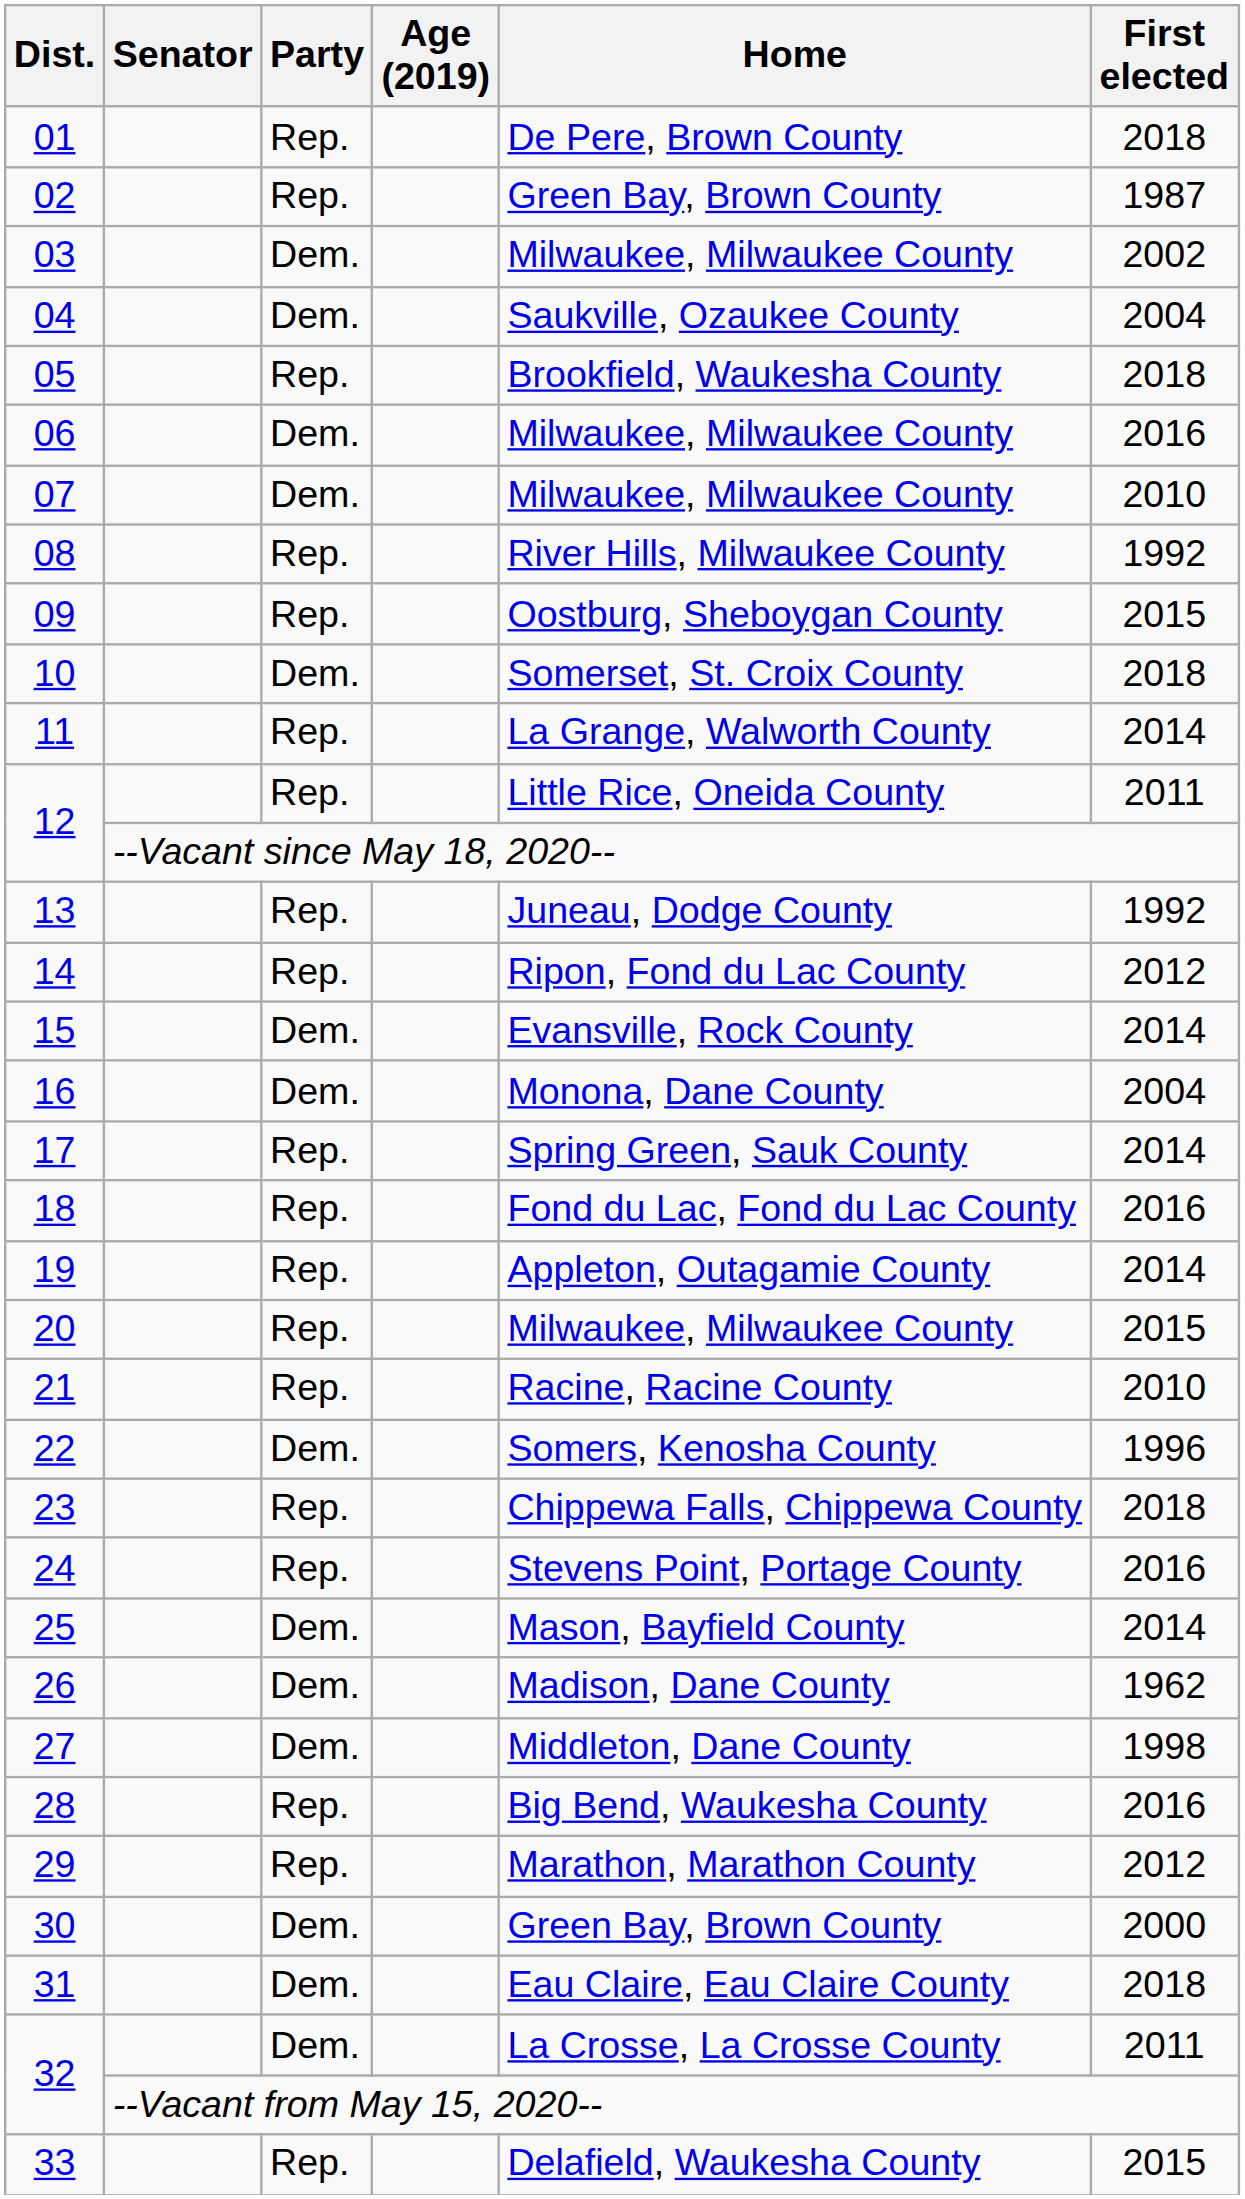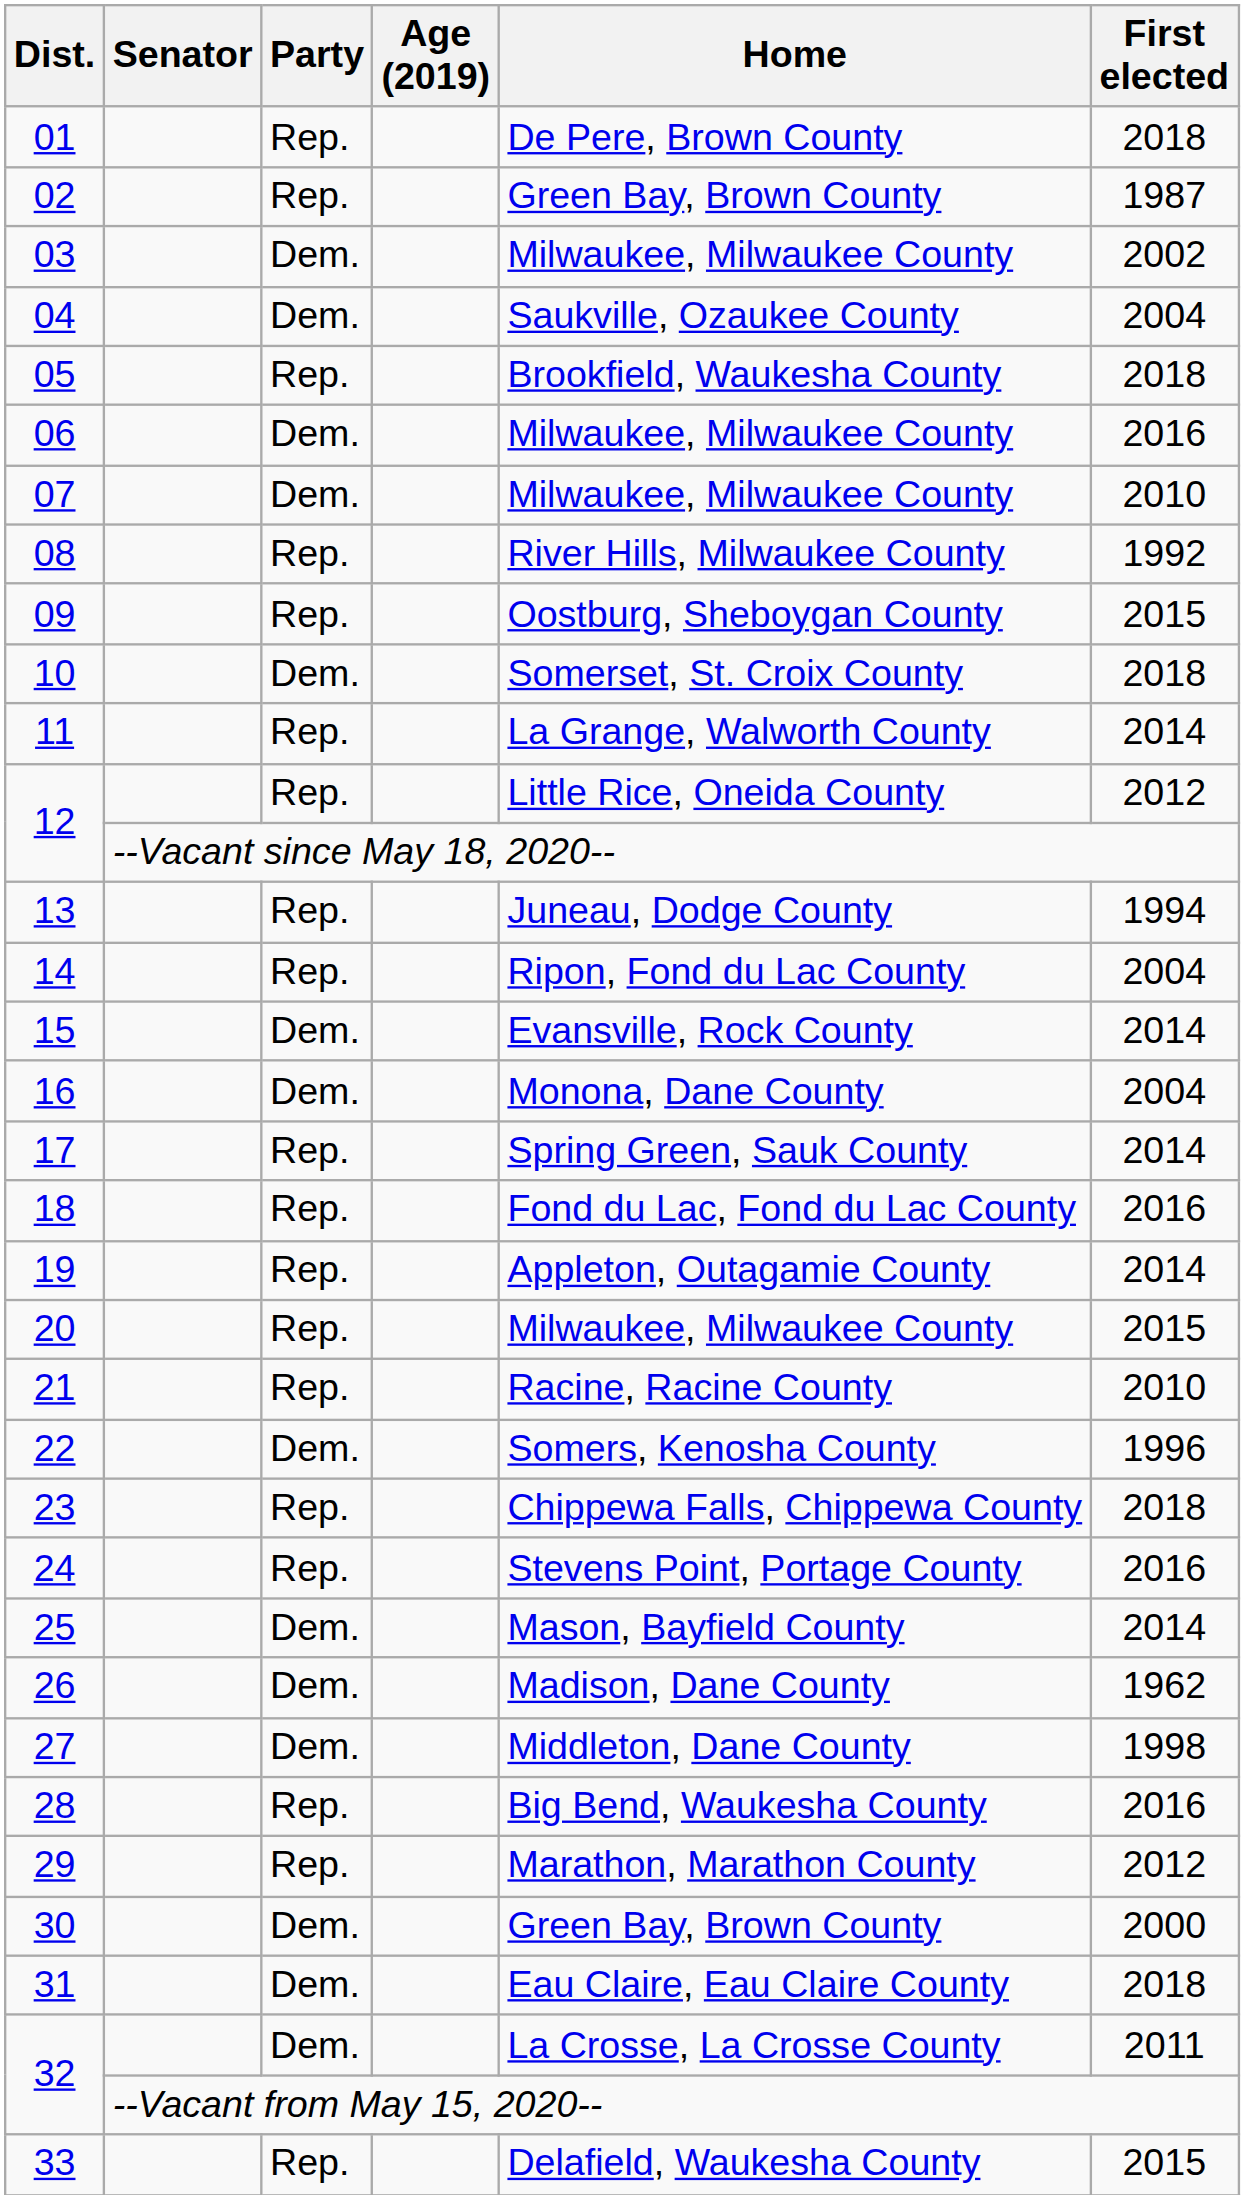(1164, 792) 2011 -> (1164, 792) 2012
(1164, 911) 1992 -> (1164, 911) 1994
(1164, 971) 2012 -> (1164, 971) 2004
